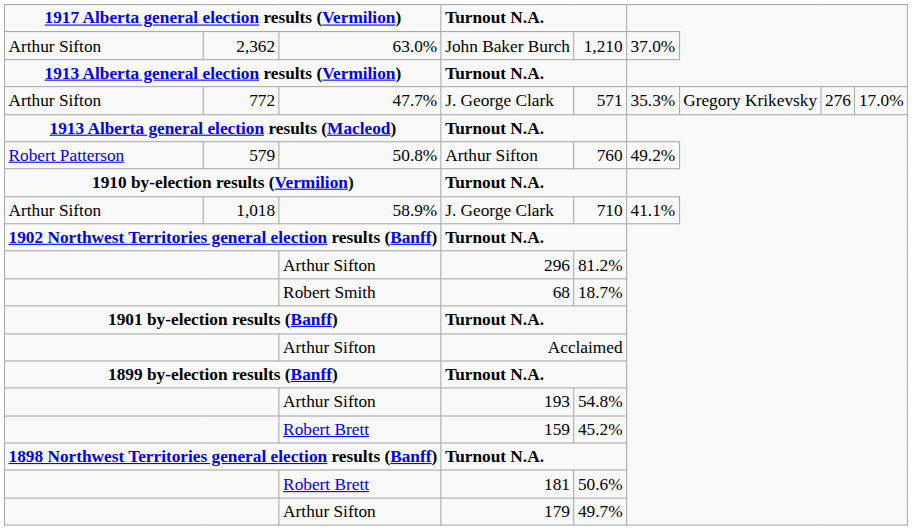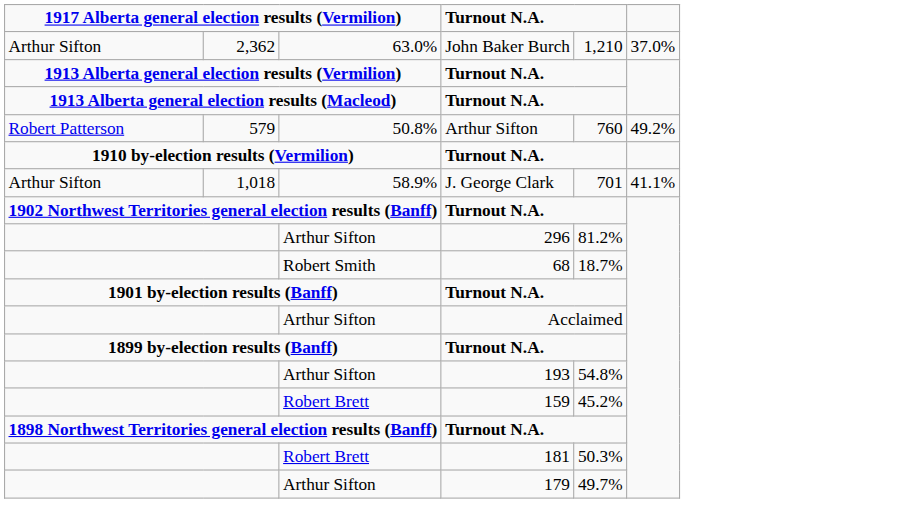- row: (415, 100)
(610, 210) 710 -> (610, 182) 701
(600, 484) 50.6% -> (600, 456) 50.3%
